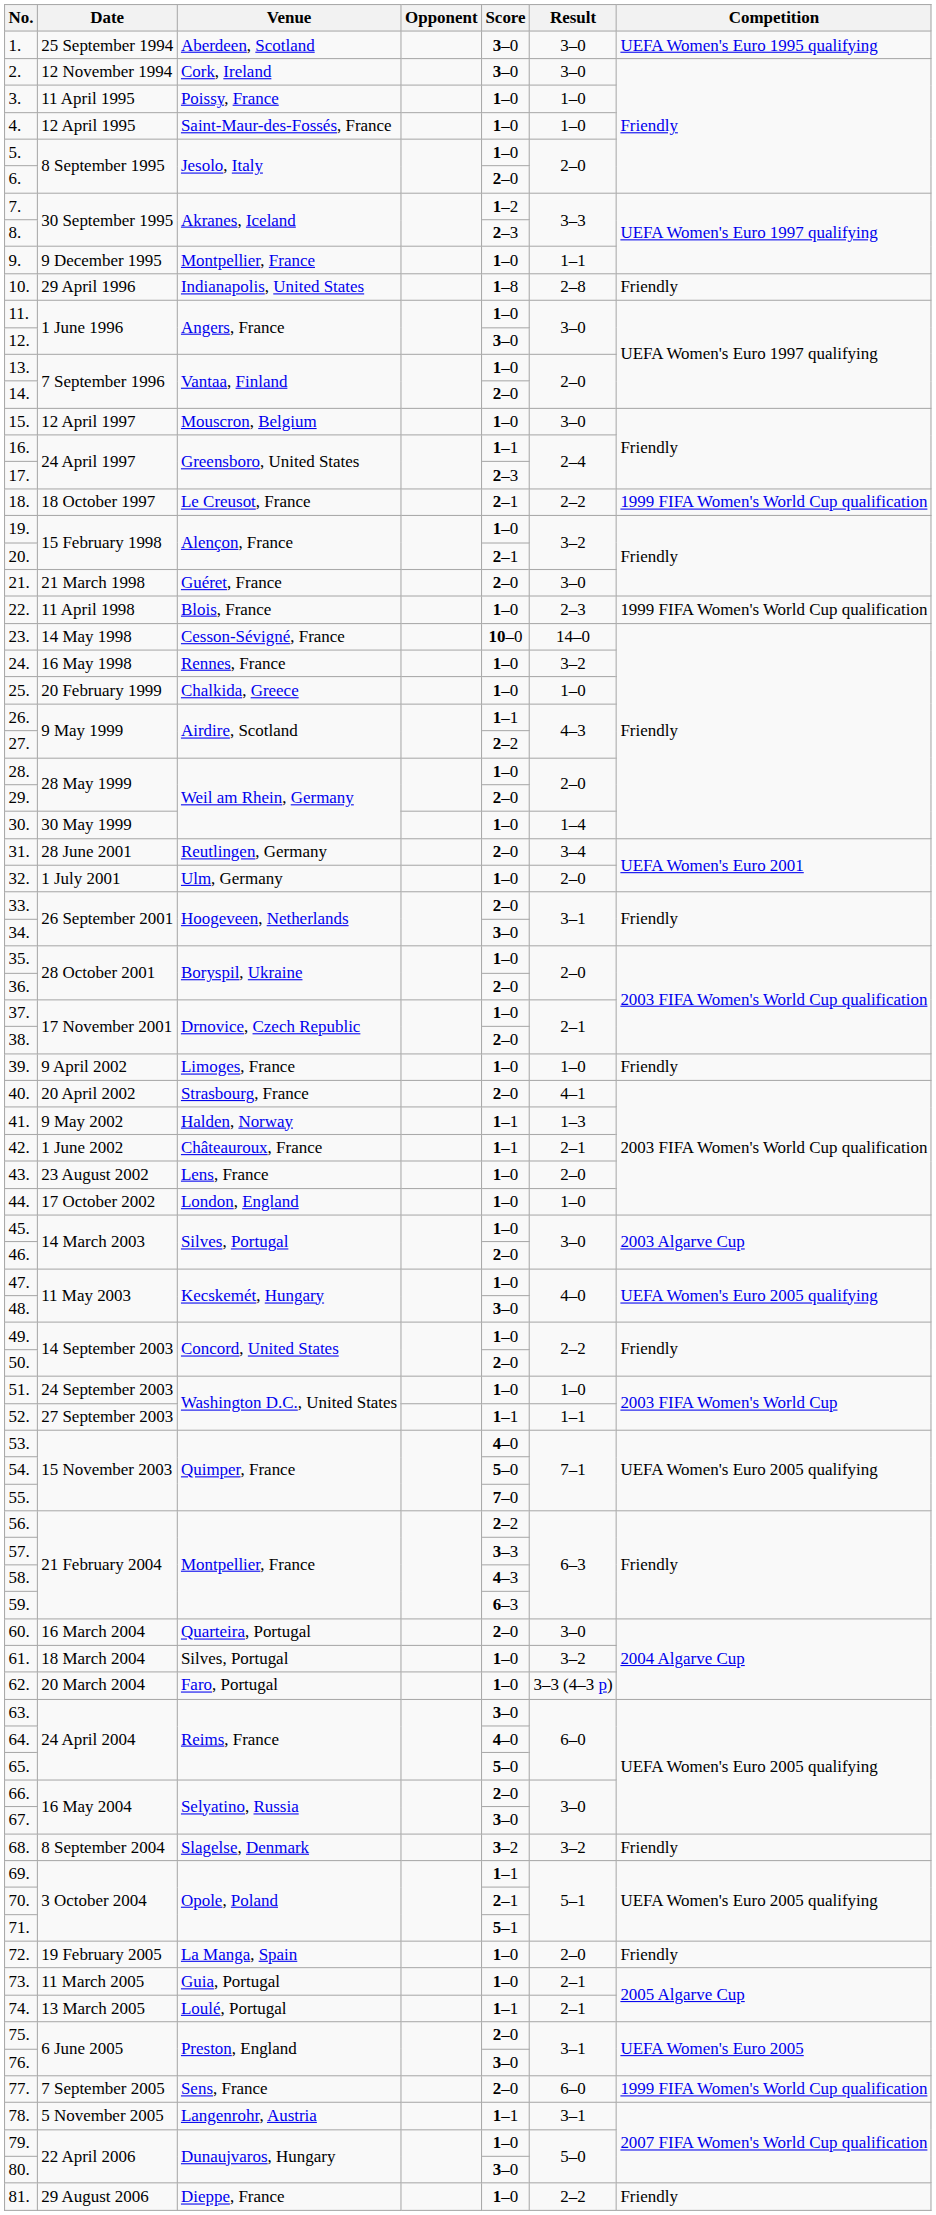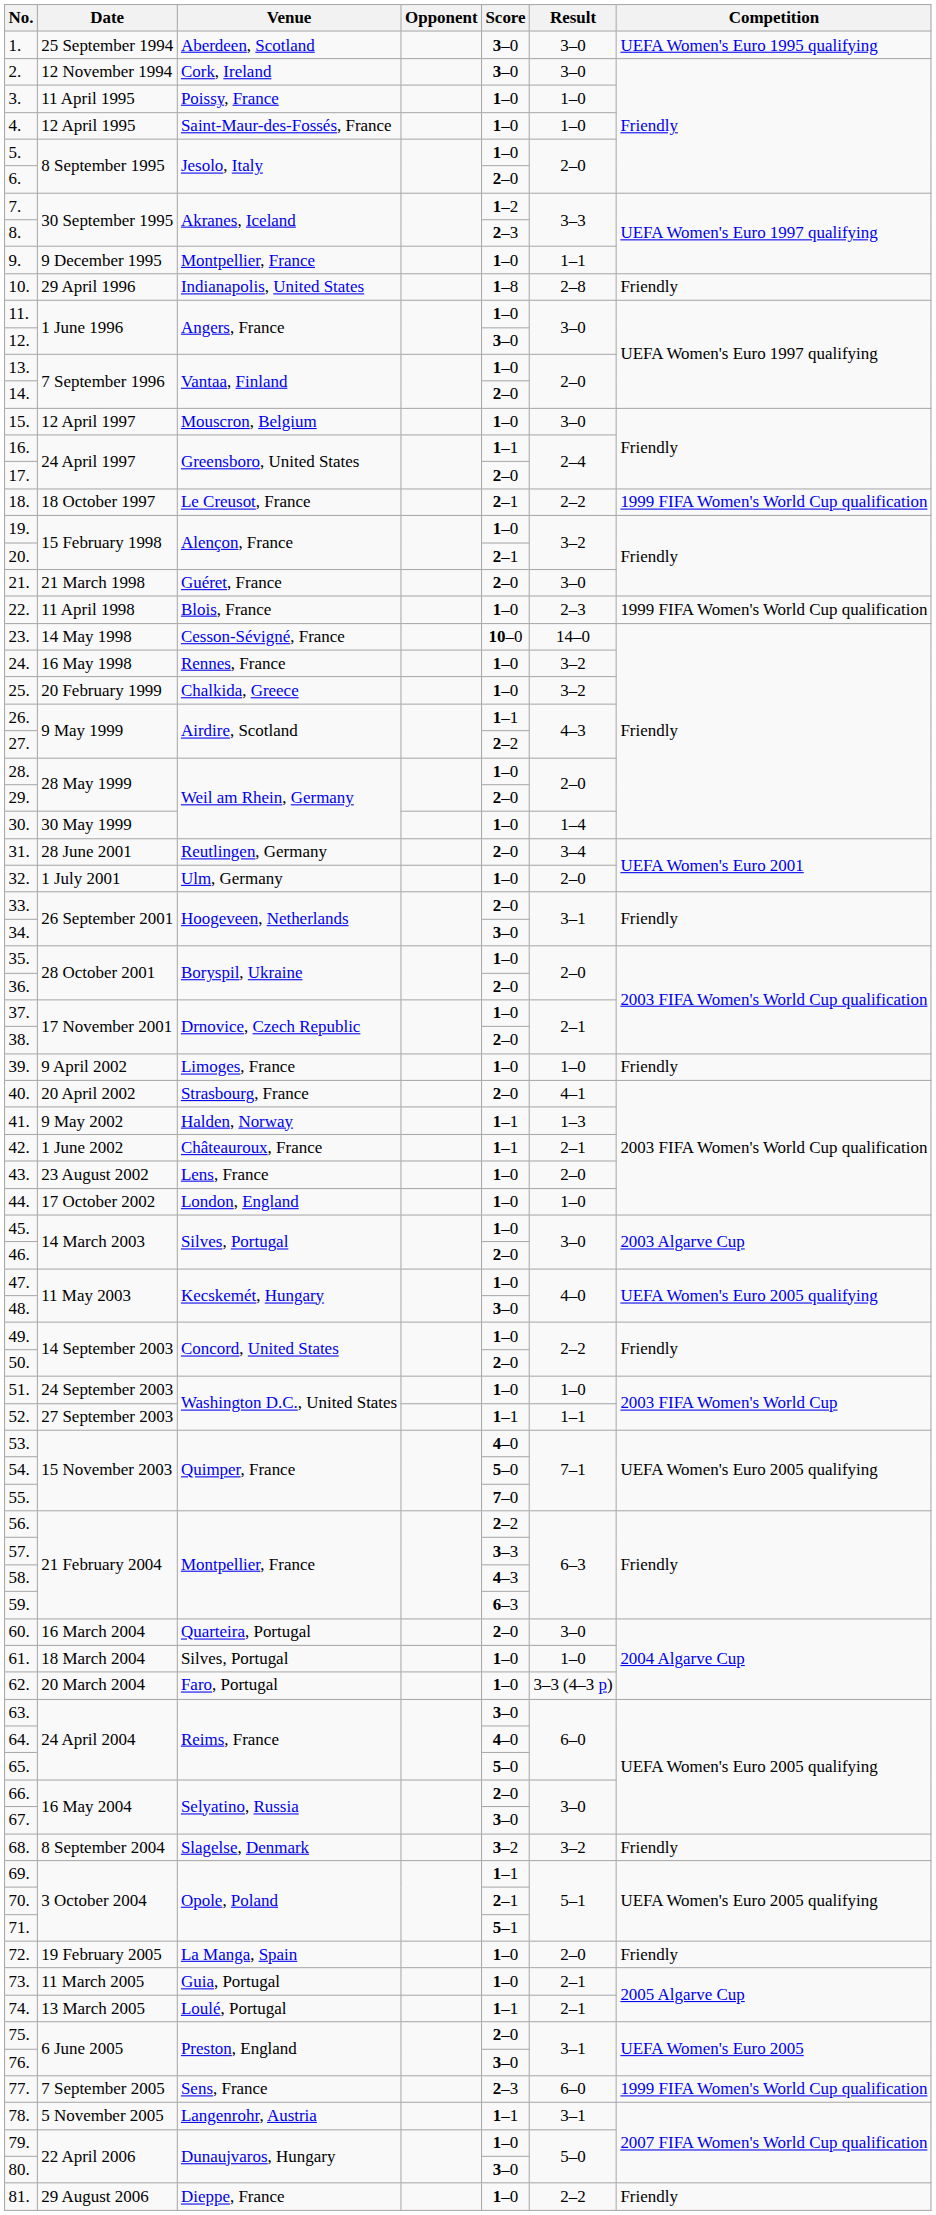(506, 475) 2–3 -> (506, 475) 2–0
(573, 690) 1–0 -> (573, 690) 3–2
(573, 1658) 3–2 -> (573, 1658) 1–0
(506, 2089) 2–0 -> (506, 2089) 2–3
